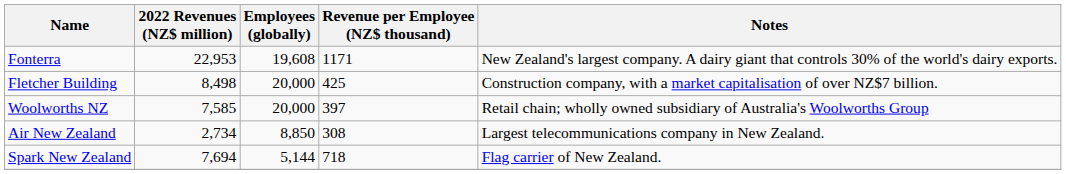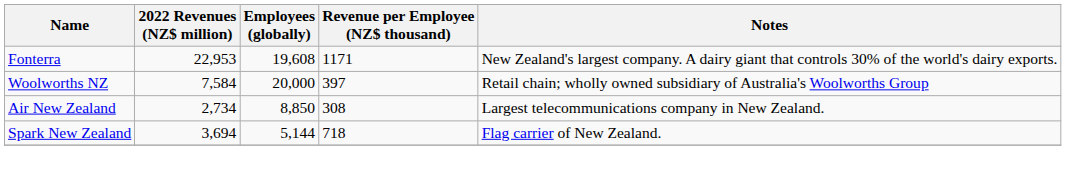- row: (63, 83)
(219, 108) 7,585 -> (219, 83) 7,584
(219, 157) 7,694 -> (219, 132) 3,694
